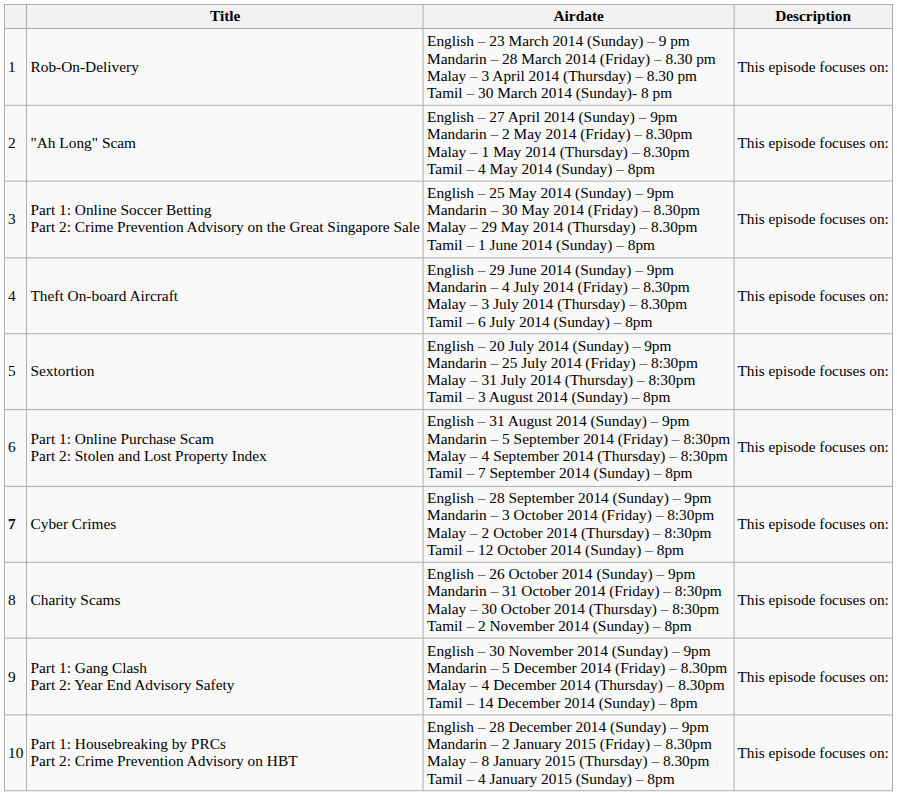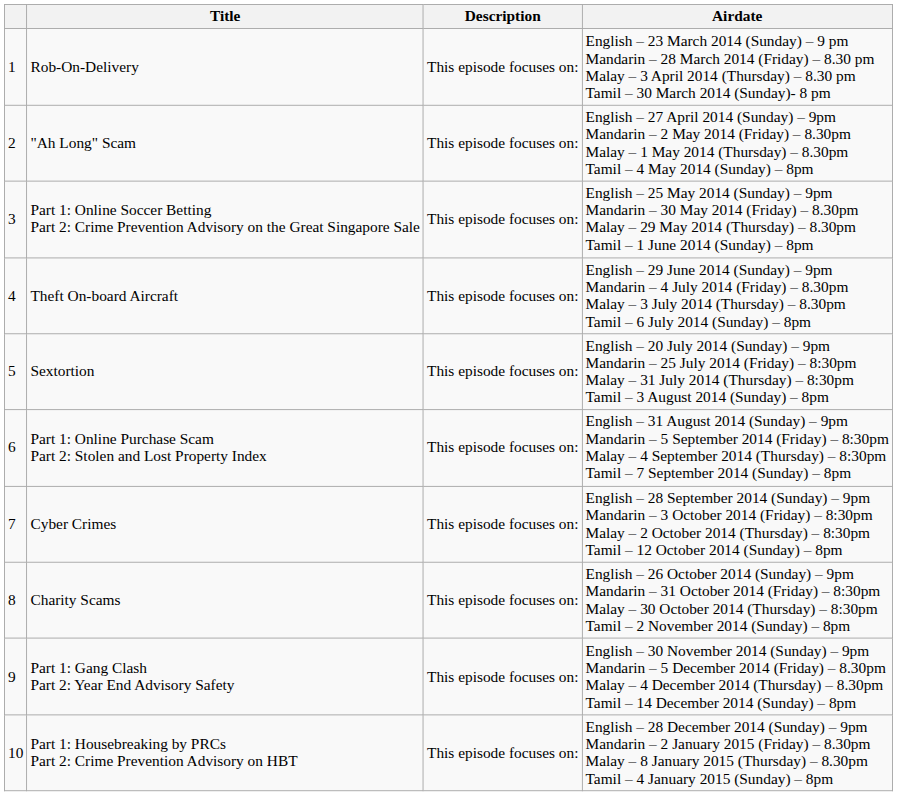columns swapped: (813, 16) <-> (579, 16)
(12, 524) bold -> (12, 524) normal
